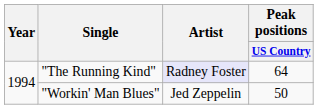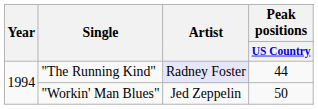(281, 71) 64 -> (281, 71) 44
